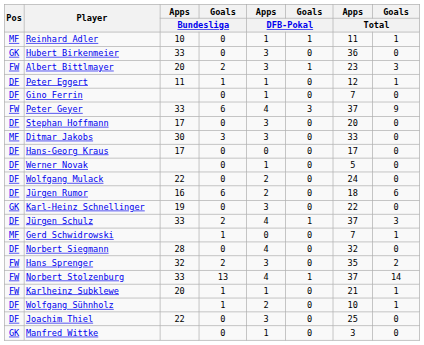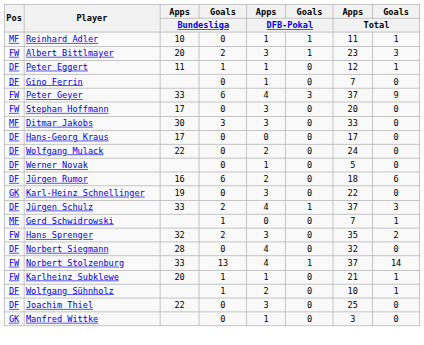- row: (72, 53)
(14, 123) DF -> (14, 109) FW
rows swapped: (65, 179) <-> (57, 165)
rows swapped: (67, 249) <-> (60, 263)
